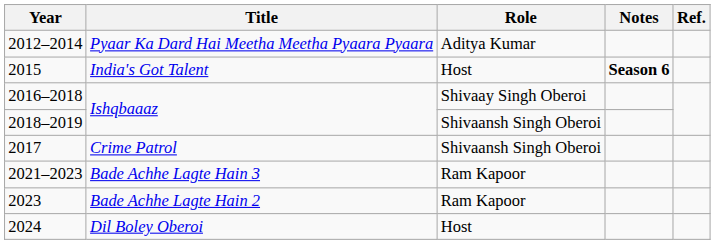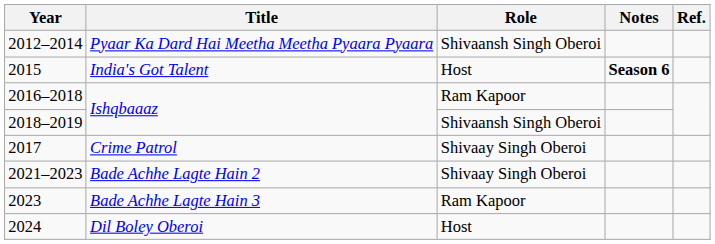(488, 43) Aditya Kumar -> (521, 43) Shivaansh Singh Oberoi
(514, 95) Shivaay Singh Oberoi -> (483, 95) Ram Kapoor
(521, 148) Shivaansh Singh Oberoi -> (514, 148) Shivaay Singh Oberoi
(175, 174) Bade Achhe Lagte Hain 3 -> (175, 174) Bade Achhe Lagte Hain 2
(483, 174) Ram Kapoor -> (514, 174) Shivaay Singh Oberoi
(175, 200) Bade Achhe Lagte Hain 2 -> (175, 200) Bade Achhe Lagte Hain 3
